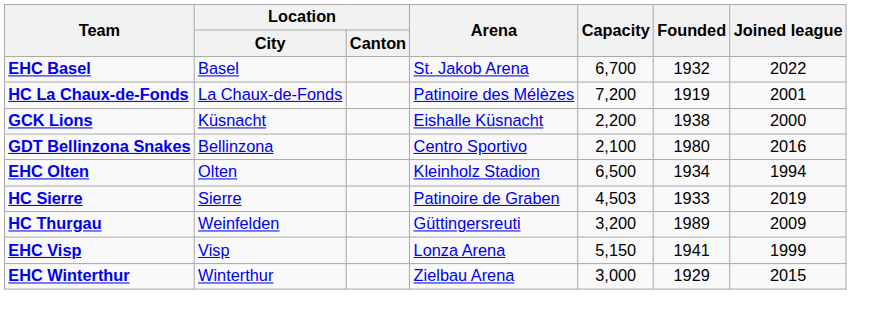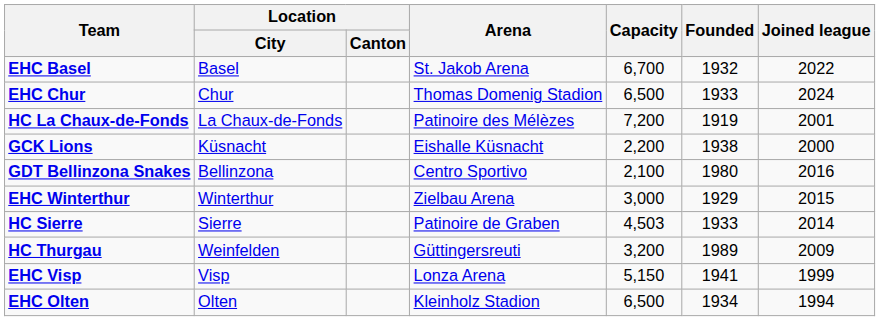+ row: (47, 95)
rows swapped: (49, 172) <-> (69, 276)
(788, 198) 2019 -> (816, 224) 2014
